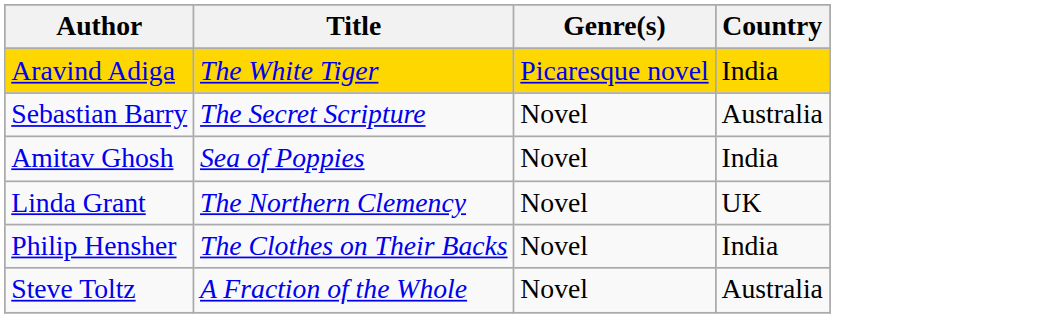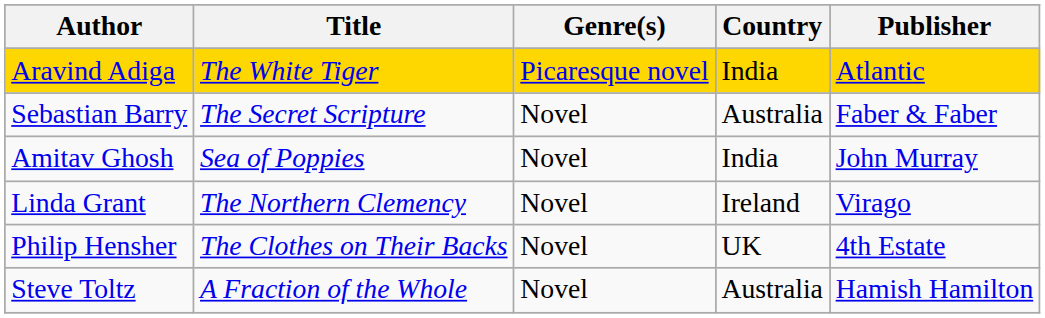+ column: (934, 26)
(741, 202) UK -> (761, 202) Ireland
(750, 245) India -> (741, 245) UK
